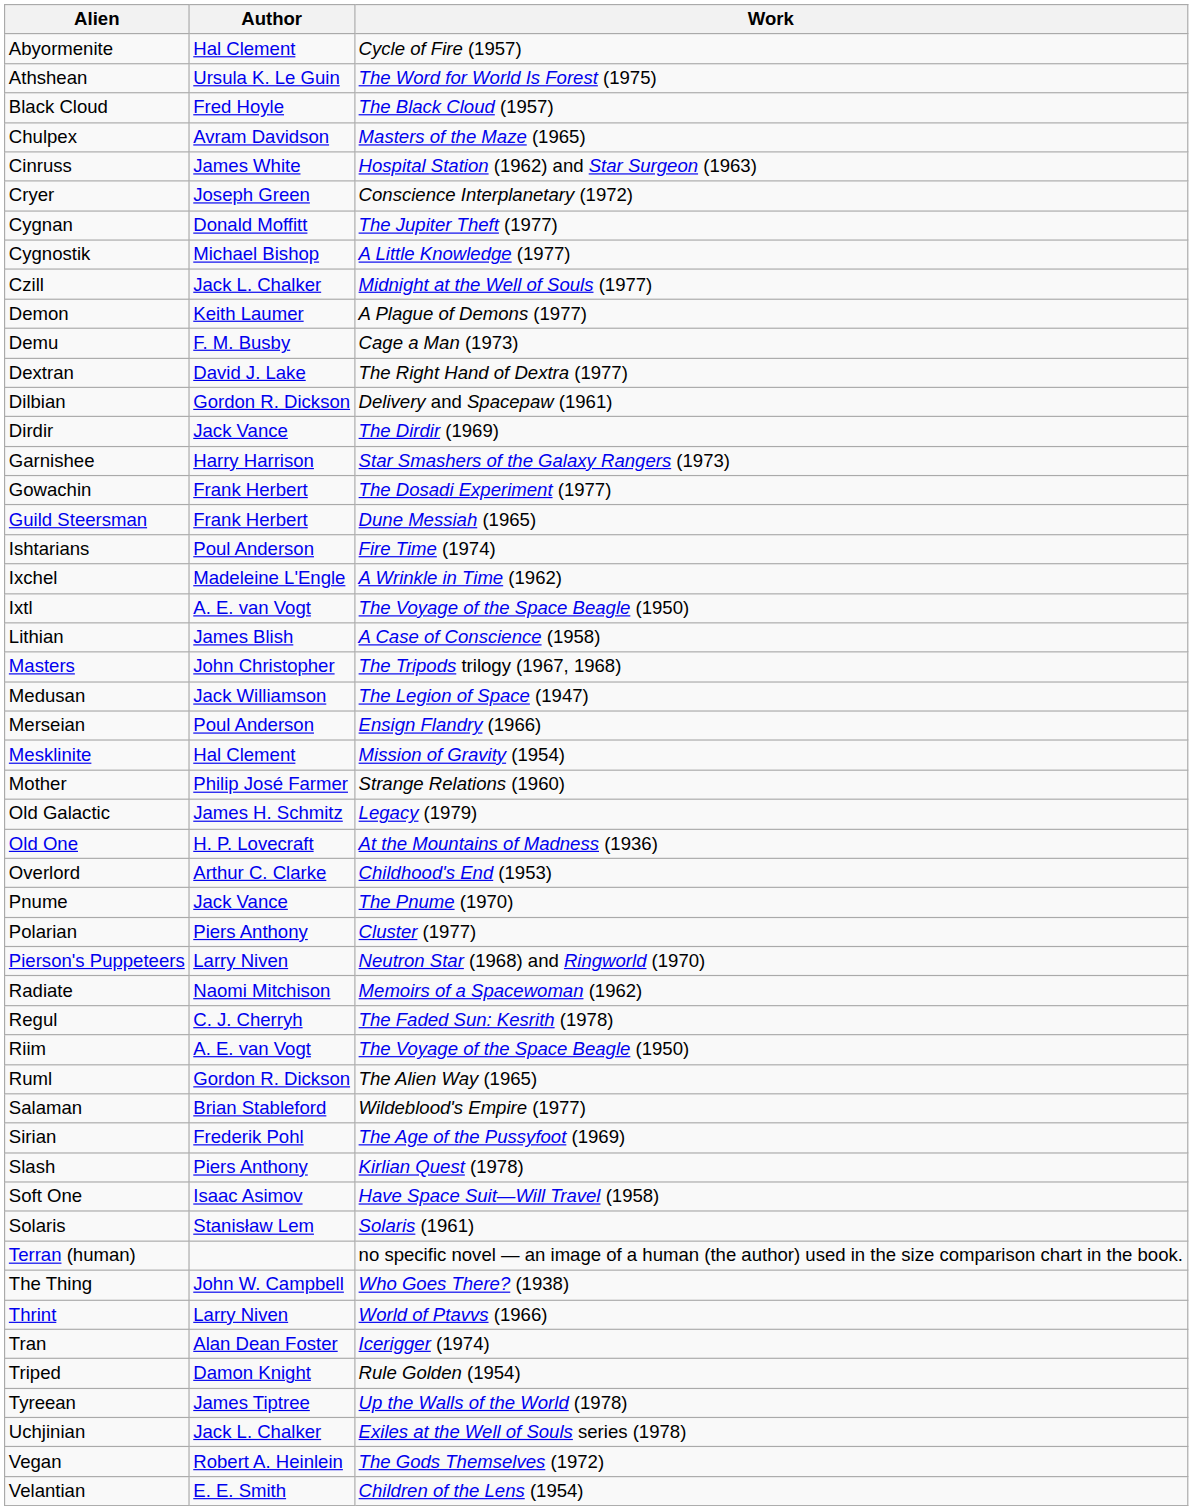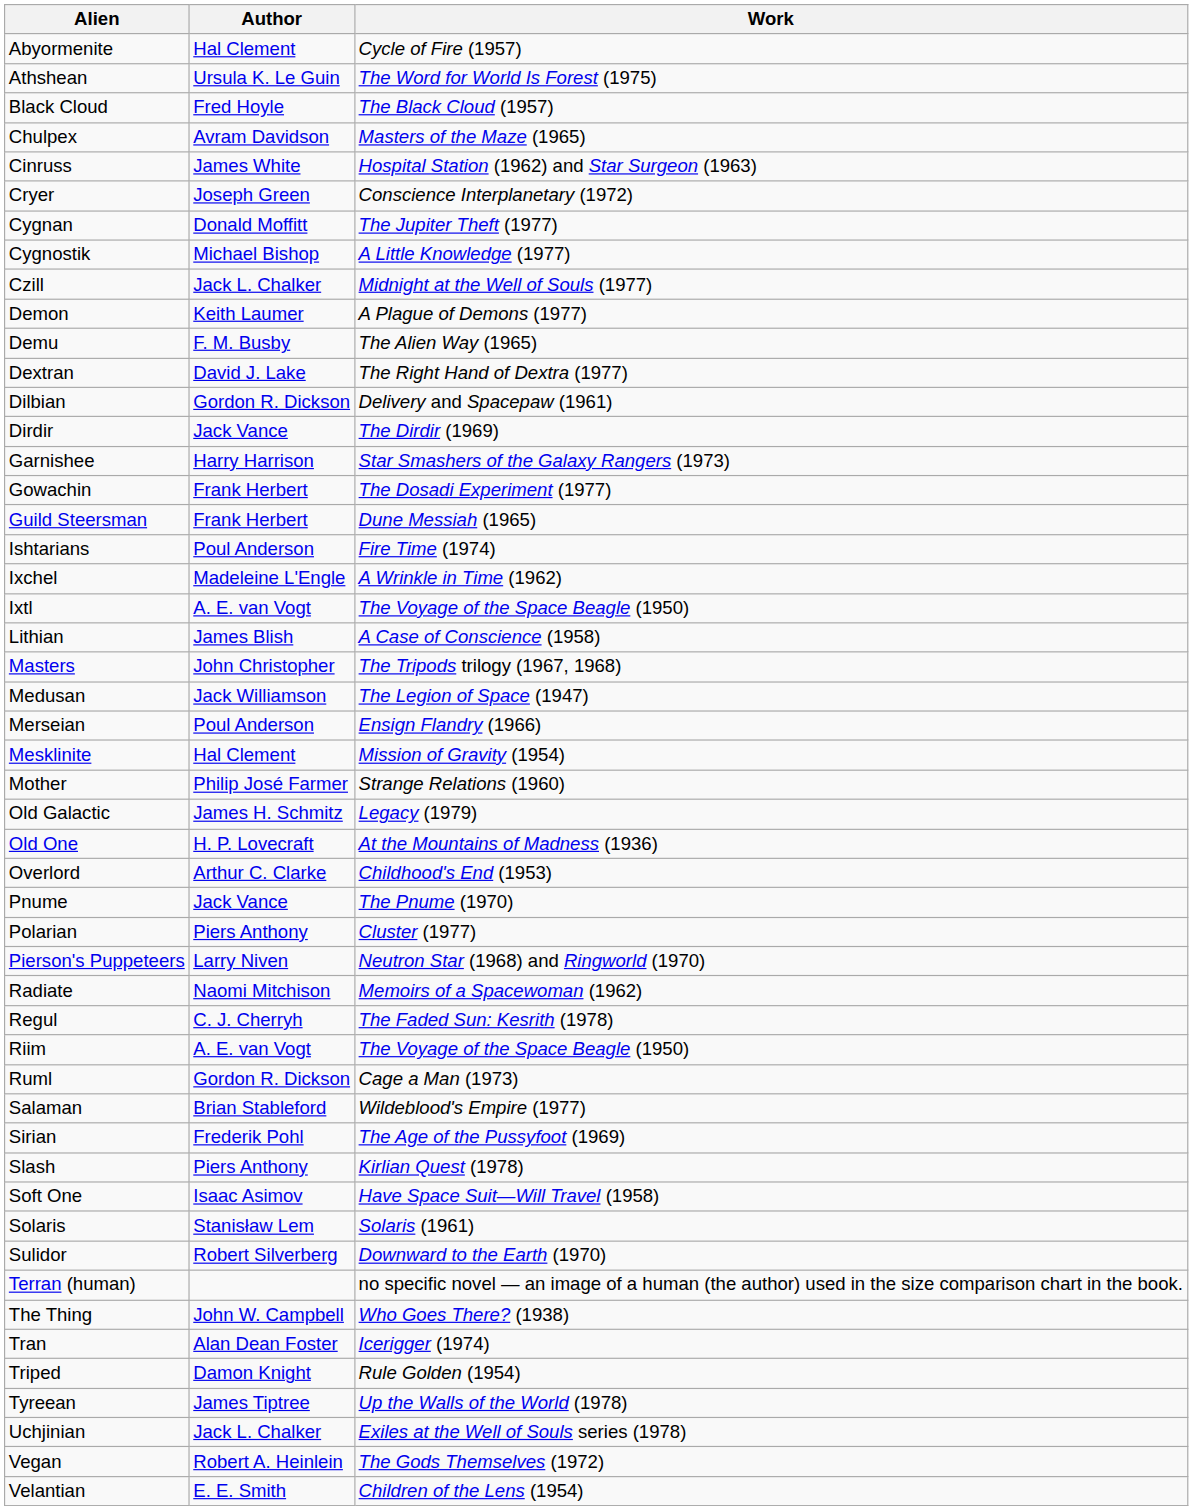(439, 343) Cage a Man (1973) -> (448, 343) The Alien Way (1965)
(448, 1078) The Alien Way (1965) -> (439, 1078) Cage a Man (1973)
+ row: (38, 1255)
- row: (33, 1314)
